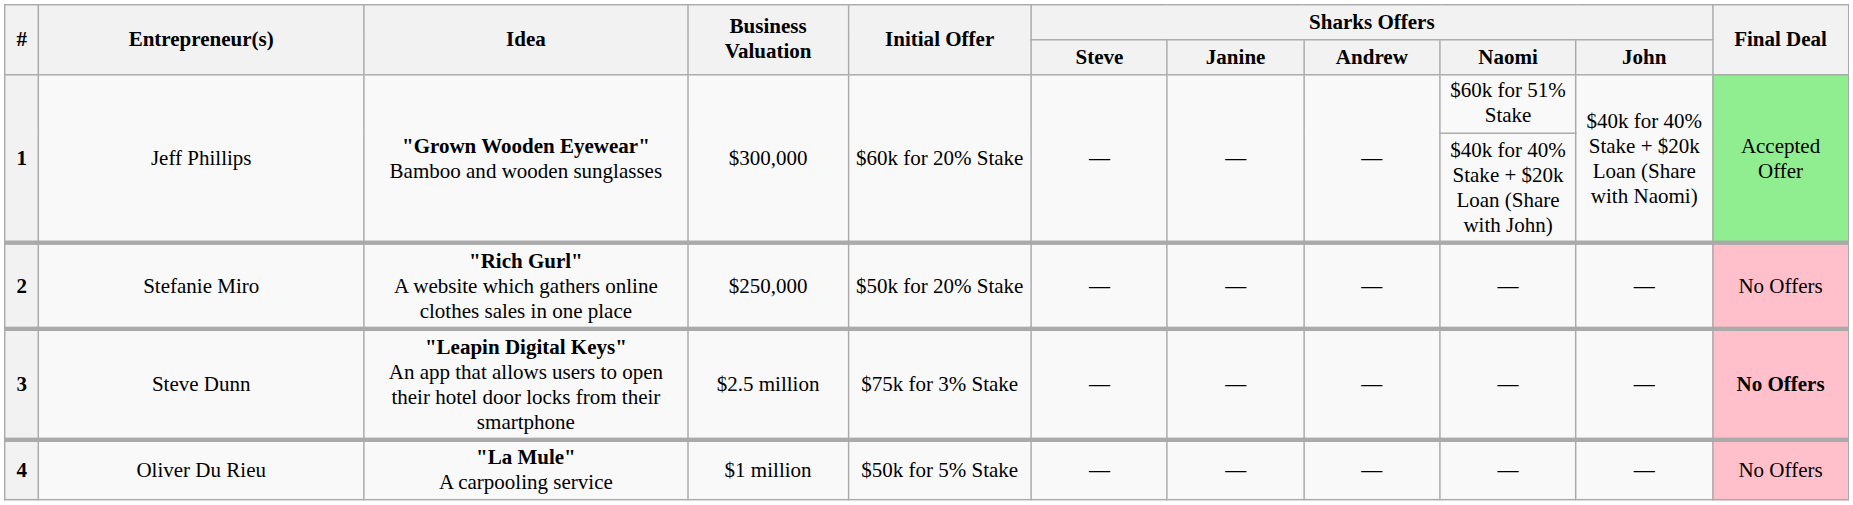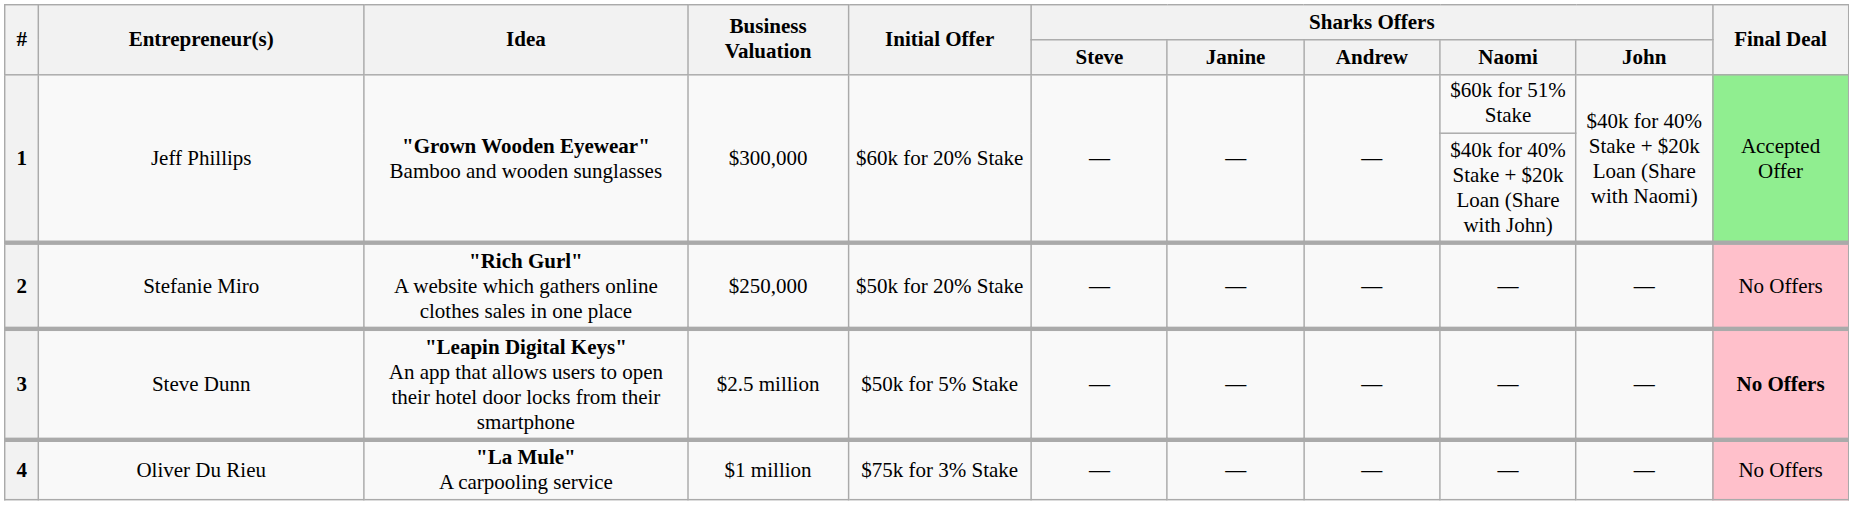(940, 384) $75k for 3% Stake -> (940, 384) $50k for 5% Stake
(940, 470) $50k for 5% Stake -> (940, 470) $75k for 3% Stake
